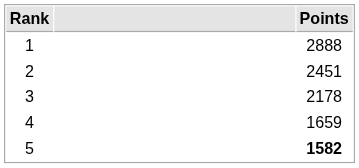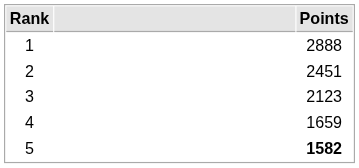(324, 97) 2178 -> (324, 97) 2123
